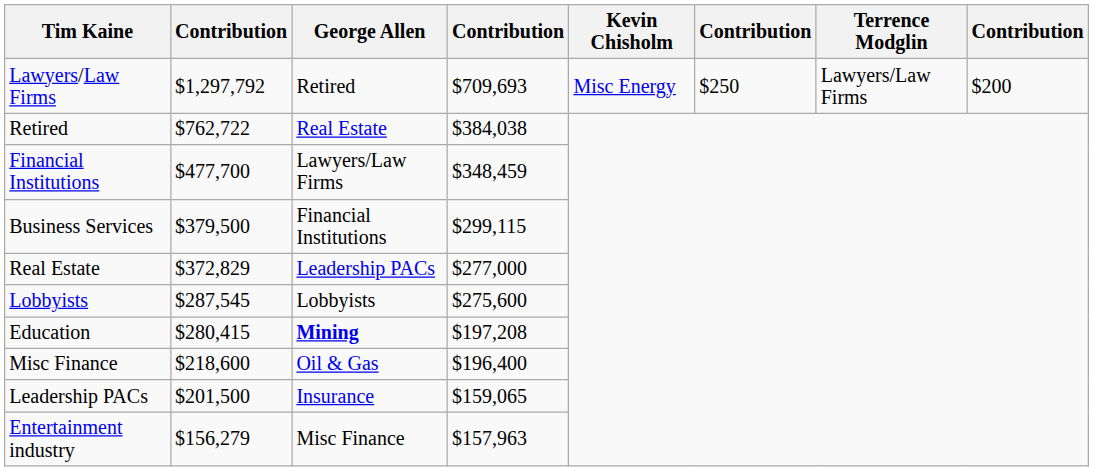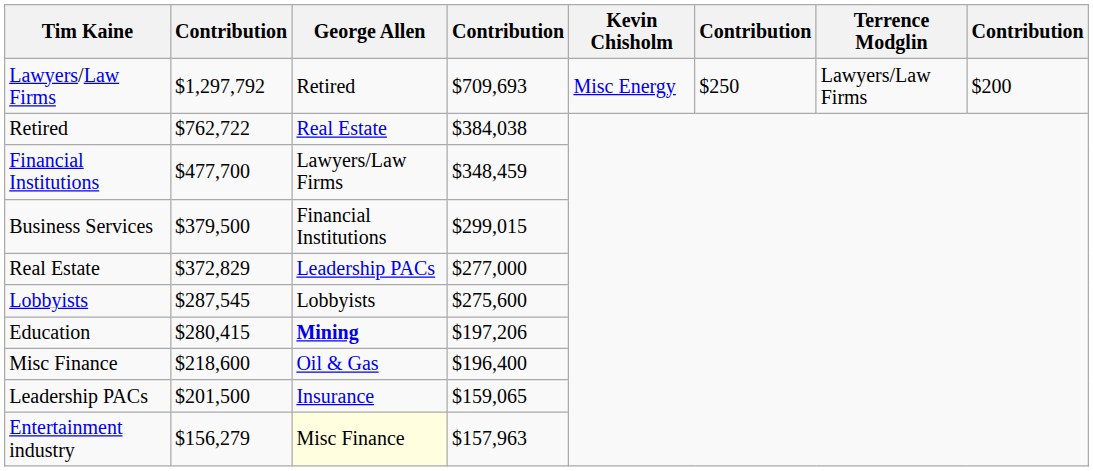(489, 225) $299,115 -> (489, 225) $299,015
(489, 332) $197,208 -> (489, 332) $197,206
(351, 438) no background -> (351, 438) lightyellow background
